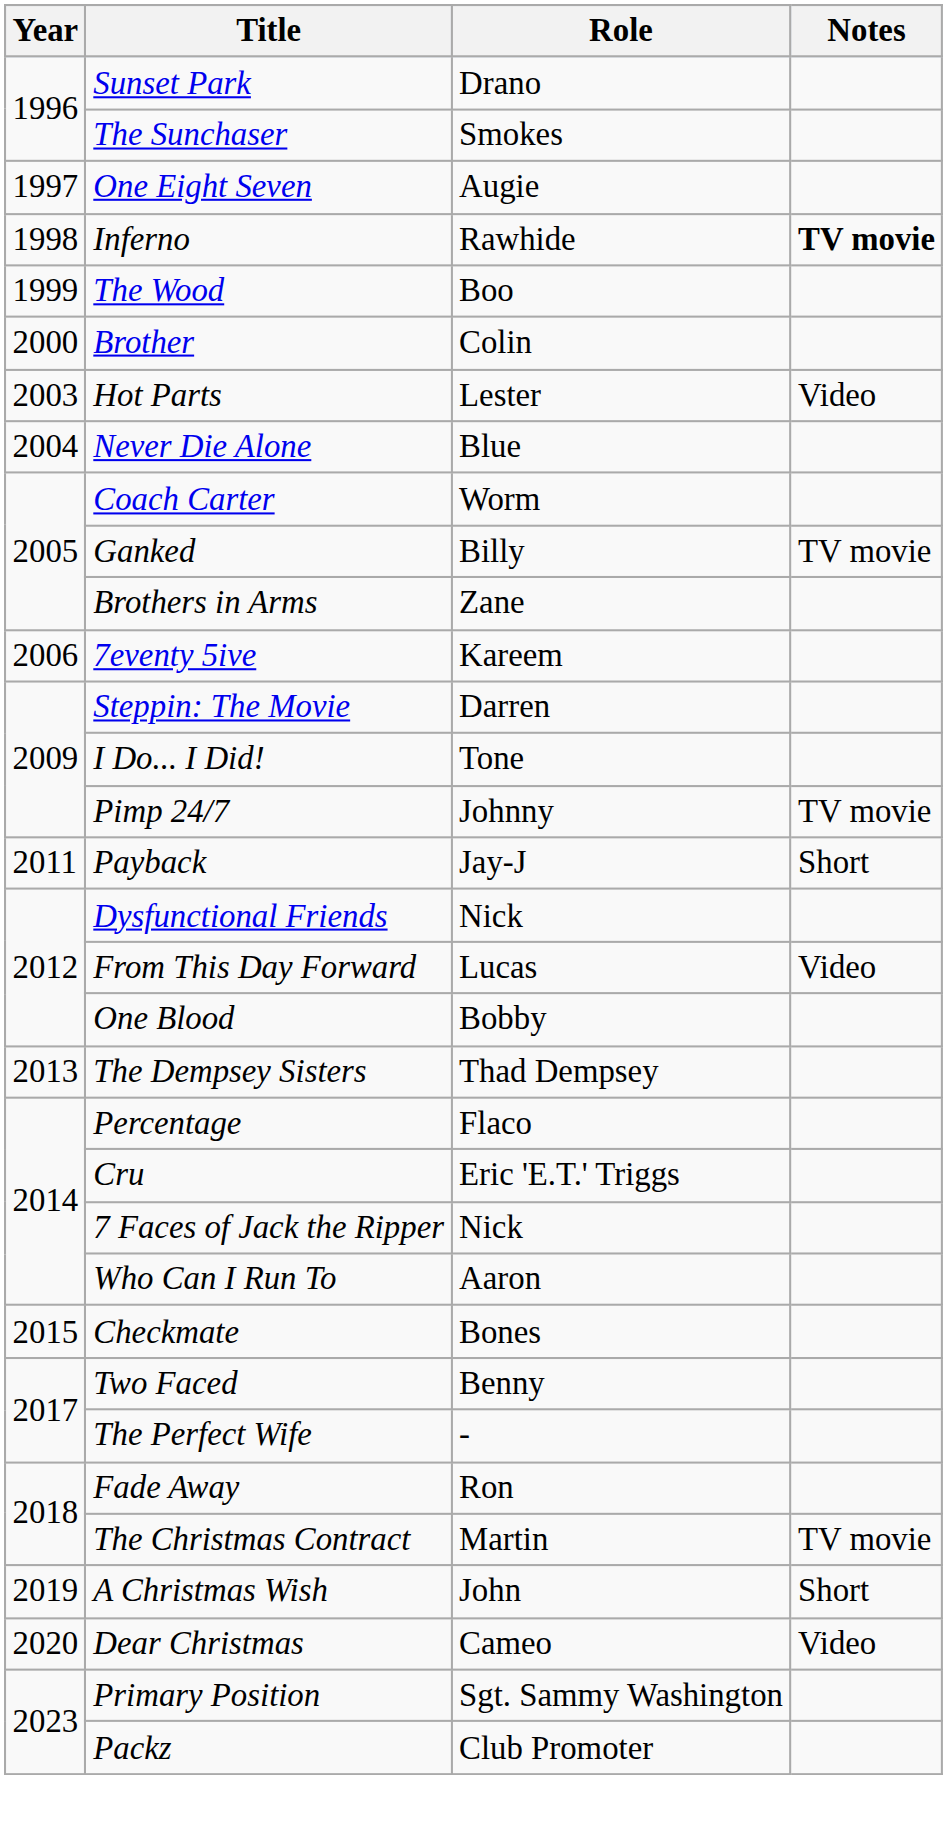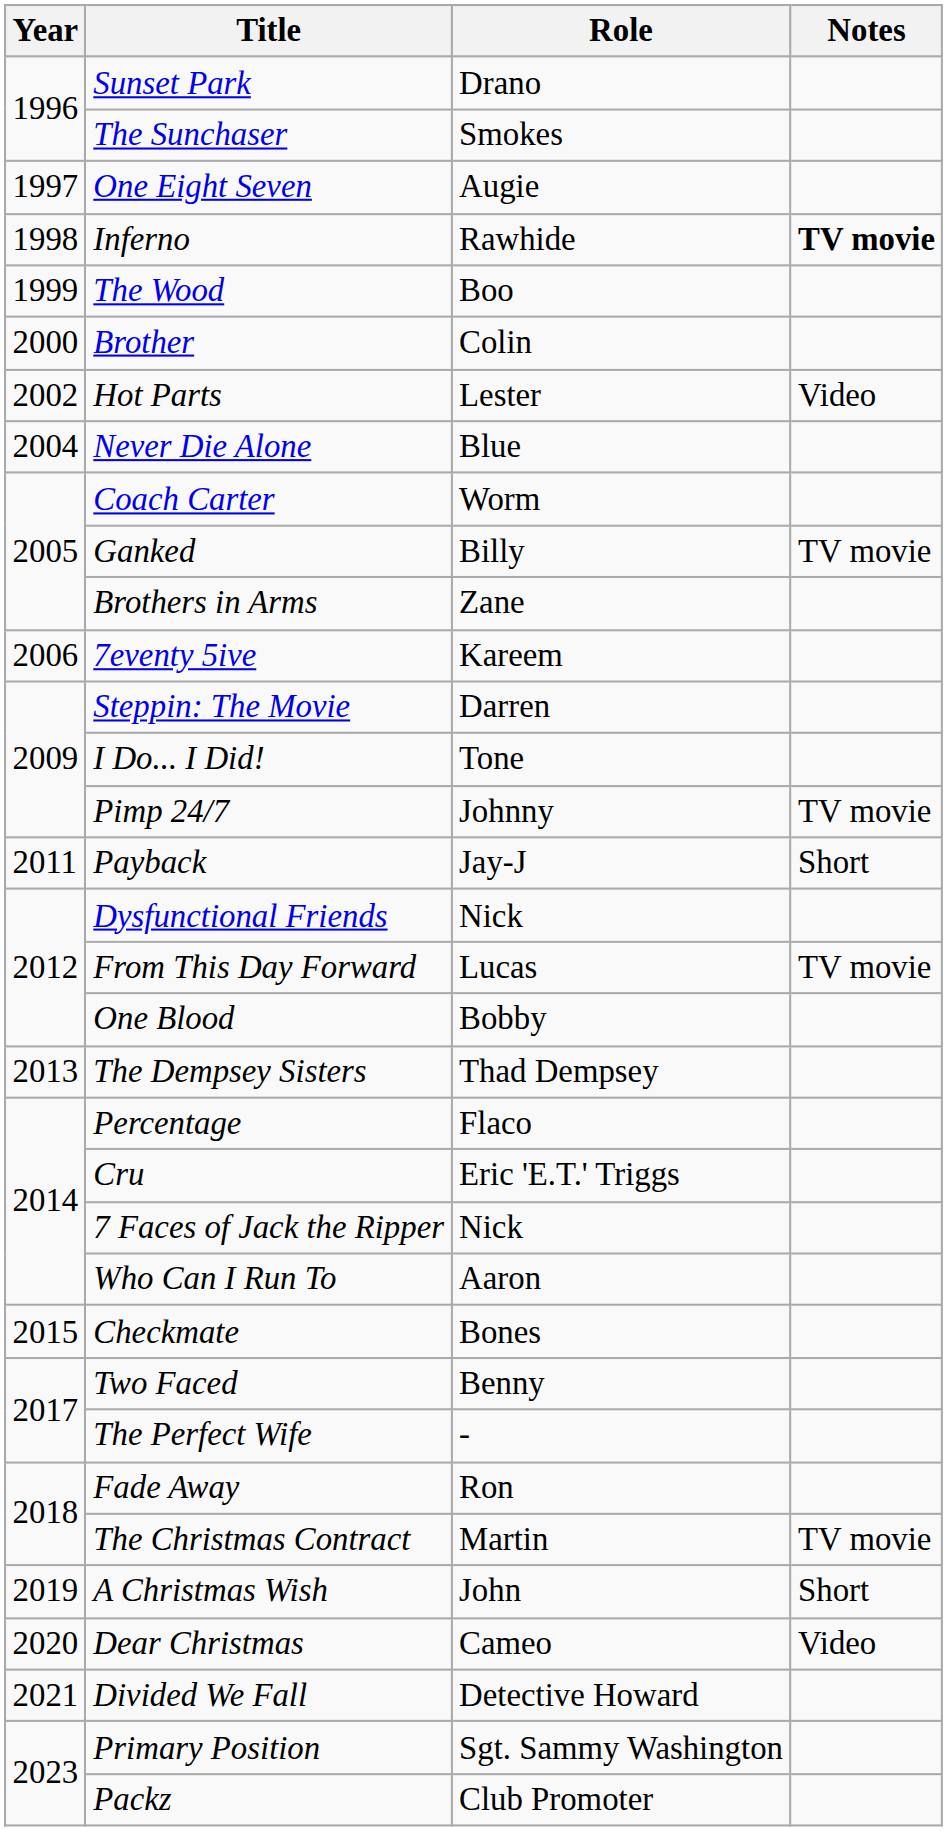(45, 394) 2003 -> (45, 394) 2002
(837, 966) Video -> (865, 966) TV movie
+ row: (200, 1695)
